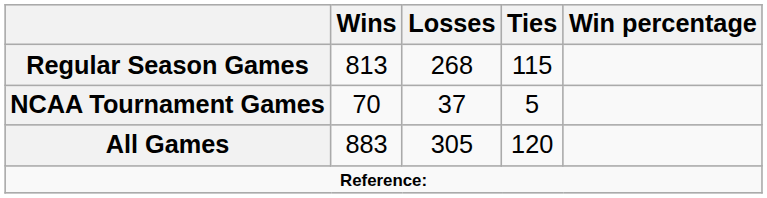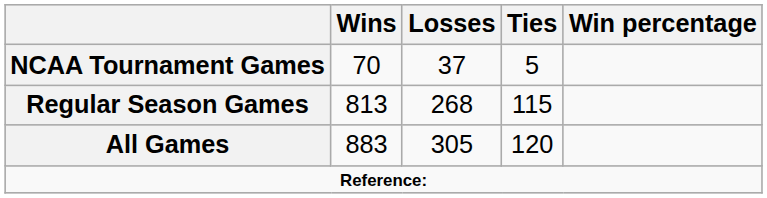rows swapped: (168, 64) <-> (168, 104)
